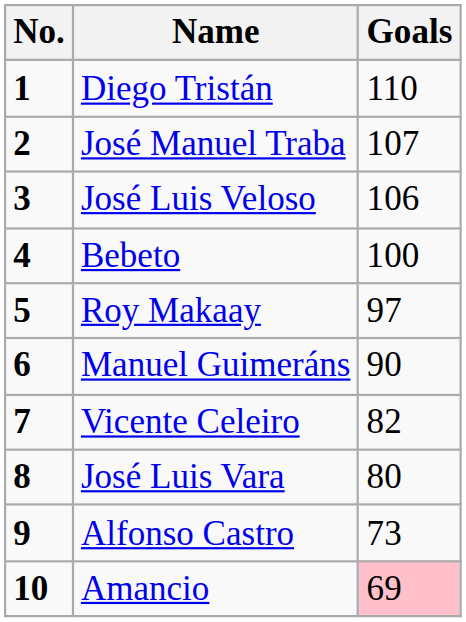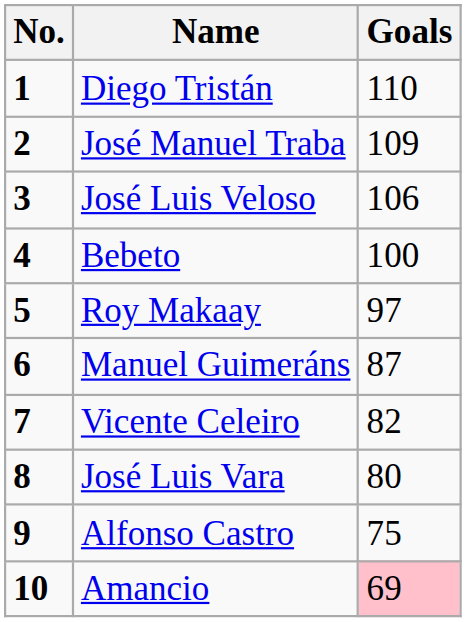(393, 143) 107 -> (393, 143) 109
(384, 365) 90 -> (384, 365) 87
(384, 532) 73 -> (384, 532) 75
